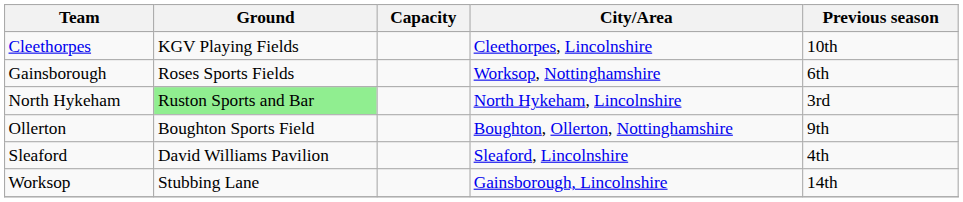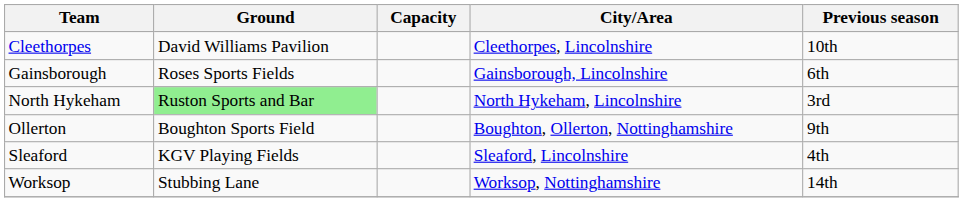(228, 45) KGV Playing Fields -> (243, 45) David Williams Pavilion
(567, 73) Worksop, Nottinghamshire -> (571, 73) Gainsborough, Lincolnshire
(243, 155) David Williams Pavilion -> (228, 155) KGV Playing Fields
(571, 182) Gainsborough, Lincolnshire -> (567, 182) Worksop, Nottinghamshire
